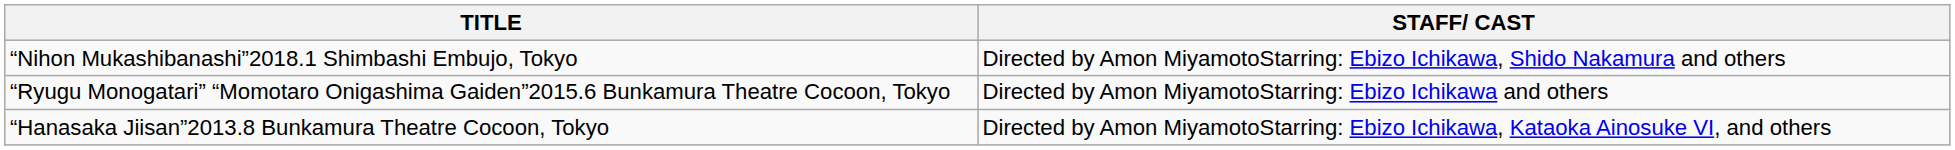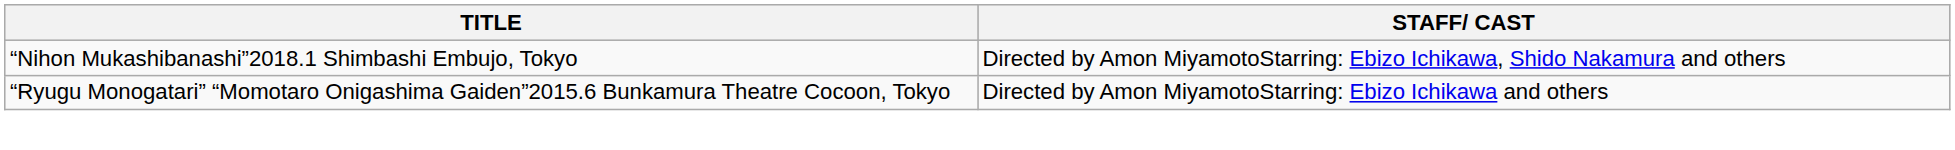- row: (310, 128)
